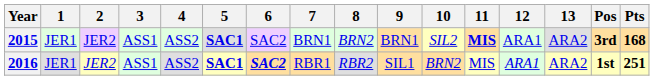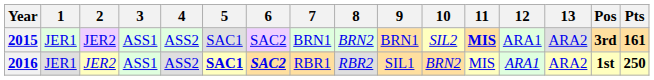(225, 39) bold -> (225, 39) normal
(635, 39) 168 -> (635, 39) 161
(635, 63) 251 -> (635, 63) 250
